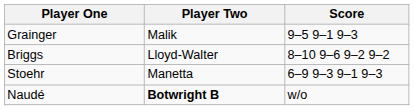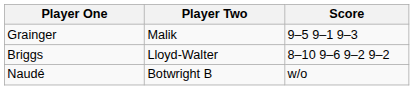- row: (26, 74)
(183, 94) bold -> (180, 74) normal
